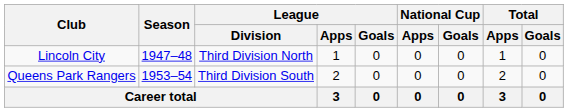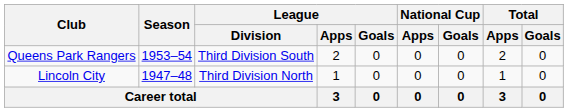rows swapped: (72, 55) <-> (72, 76)
